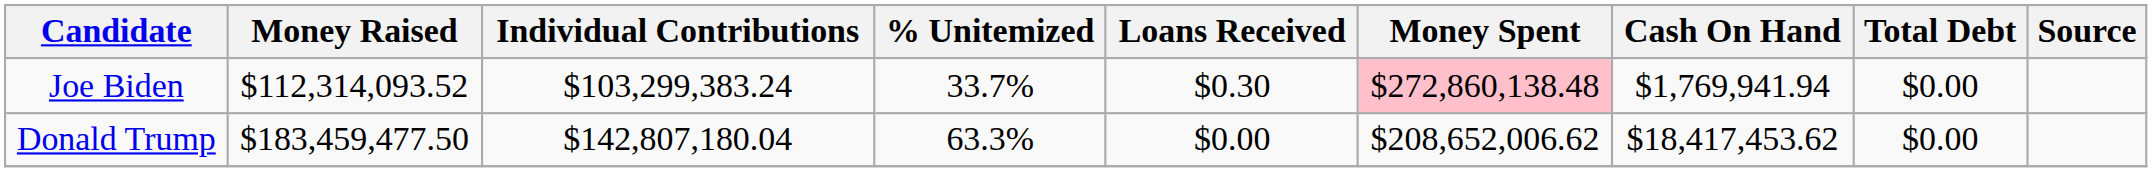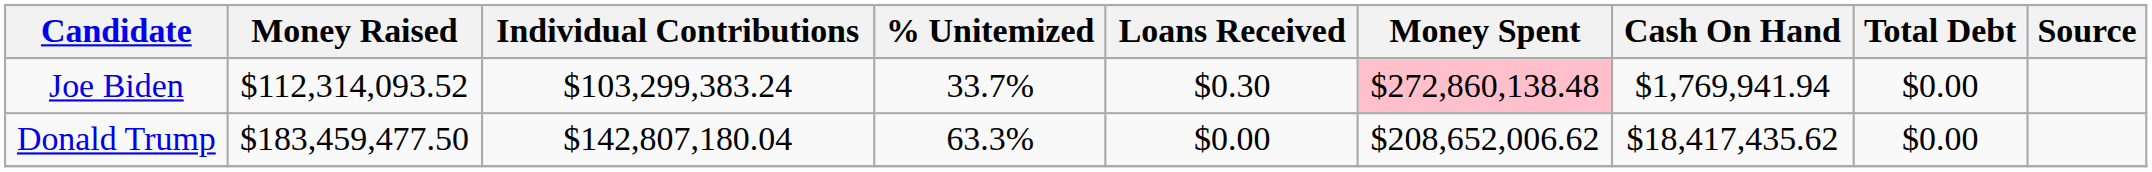(1732, 138) $18,417,453.62 -> (1732, 138) $18,417,435.62
